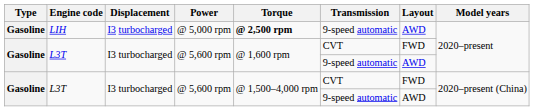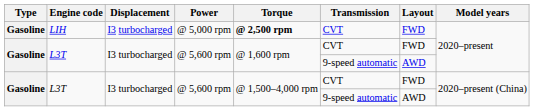(360, 30) 9-speed automatic -> (333, 30) CVT
(414, 30) AWD -> (413, 30) FWD
